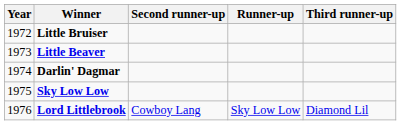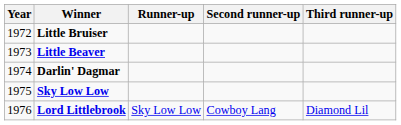columns swapped: (266, 14) <-> (178, 14)
